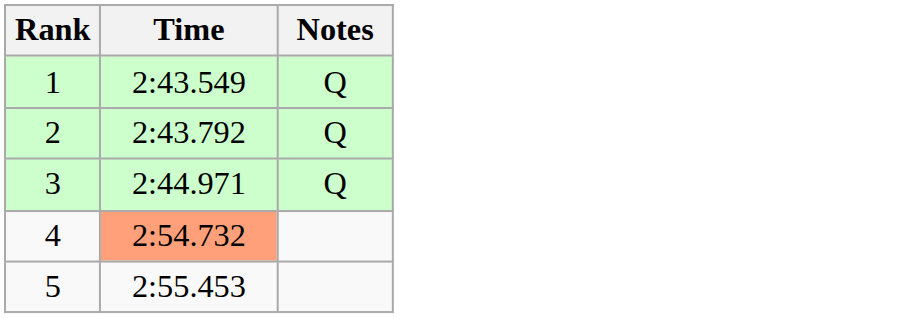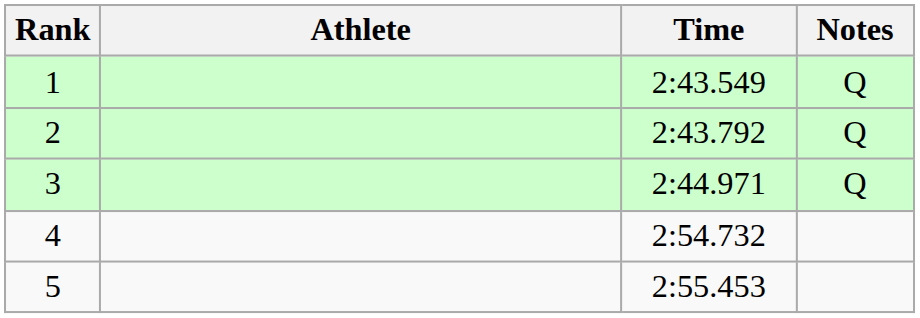+ column: (361, 30)
(189, 235) lightsalmon background -> (709, 235) no background
